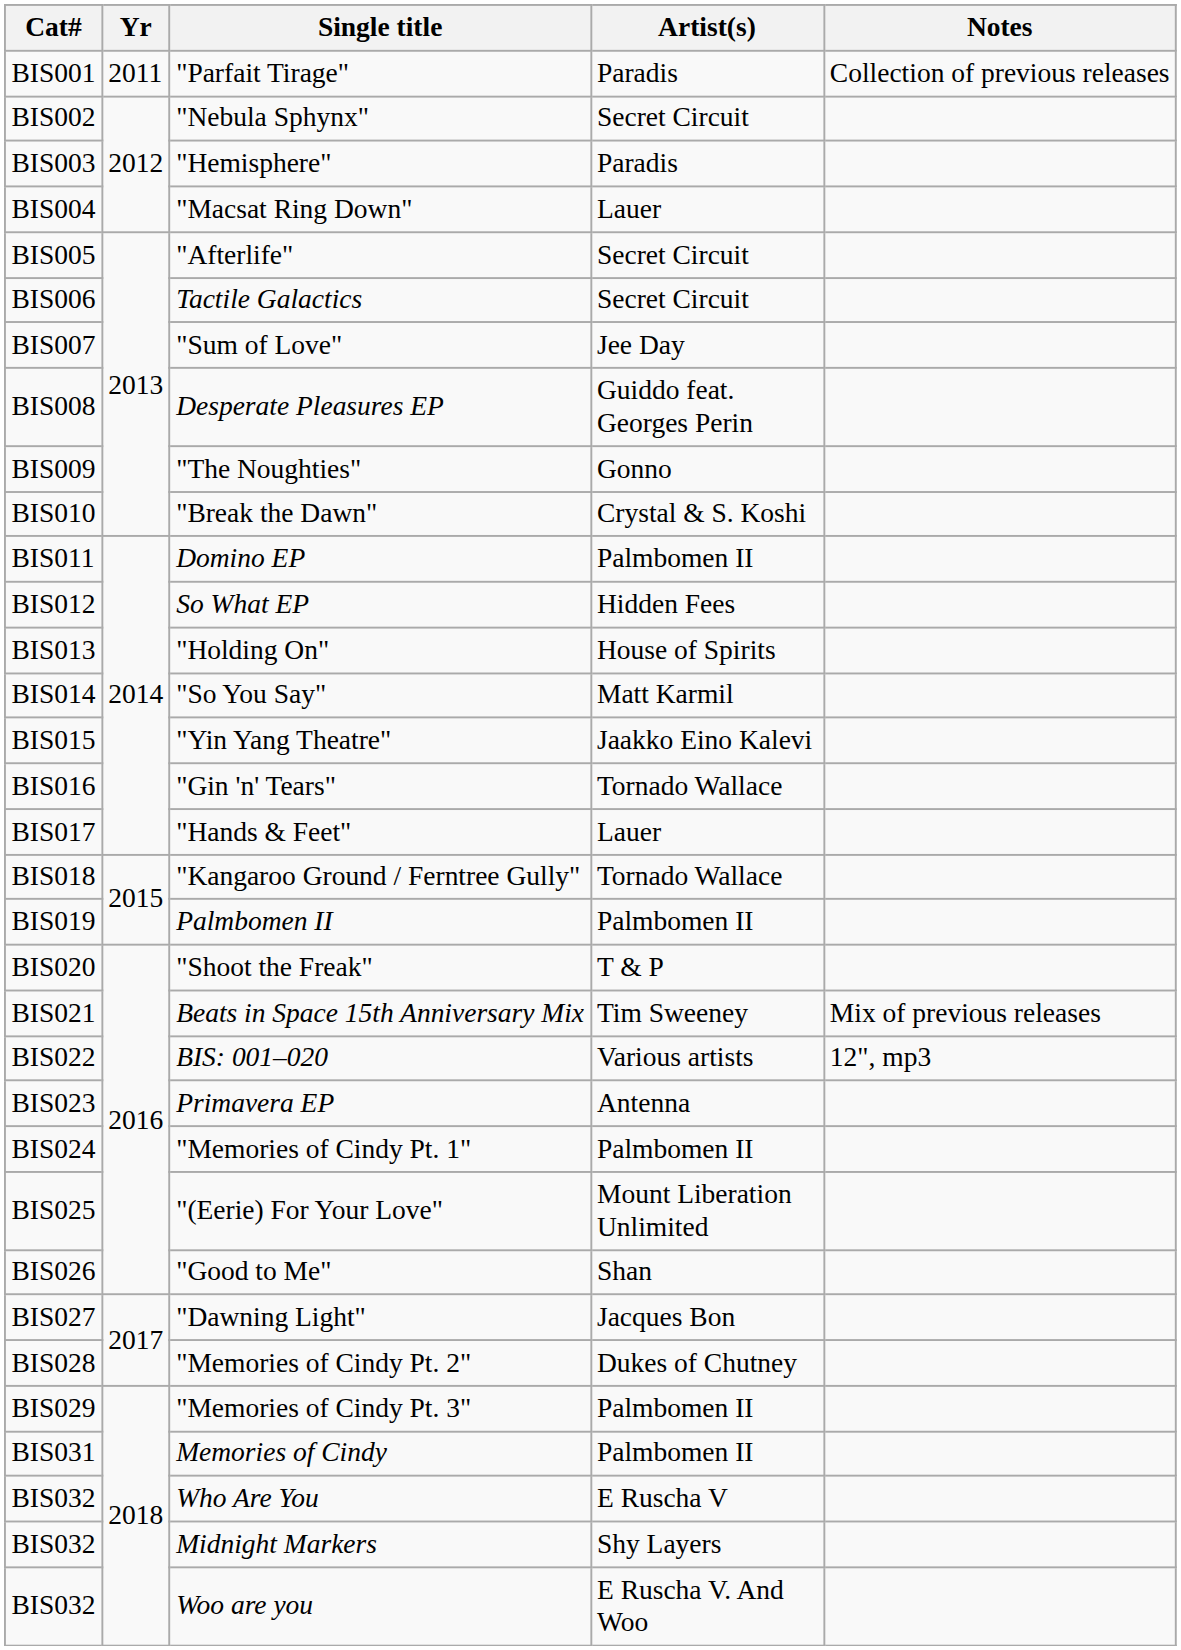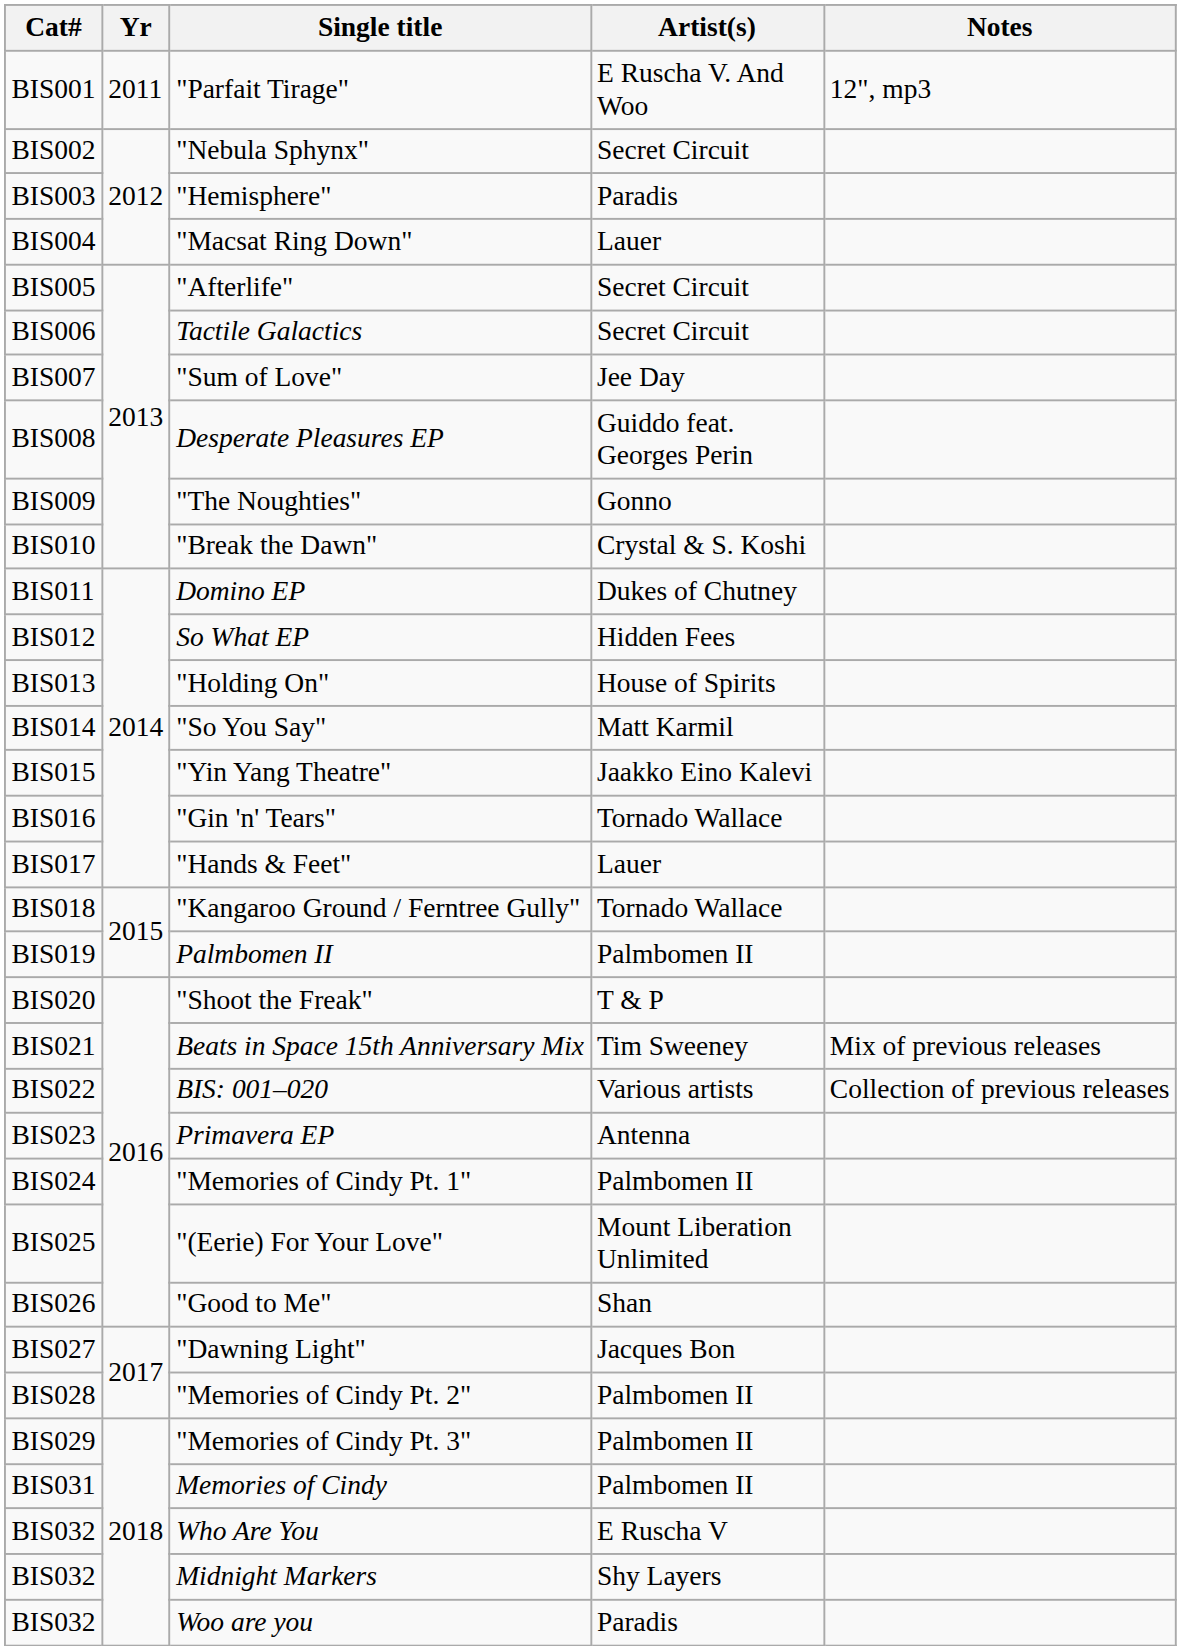(637, 72) Paradis -> (690, 89) E Ruscha V. And Woo
(1000, 72) Collection of previous releases -> (881, 89) 12", mp3
(675, 559) Palmbomen II -> (697, 591) Dukes of Chutney
(881, 1058) 12", mp3 -> (1000, 1090) Collection of previous releases
(697, 1362) Dukes of Chutney -> (675, 1395) Palmbomen II
(690, 1605) E Ruscha V. And Woo -> (637, 1621) Paradis
